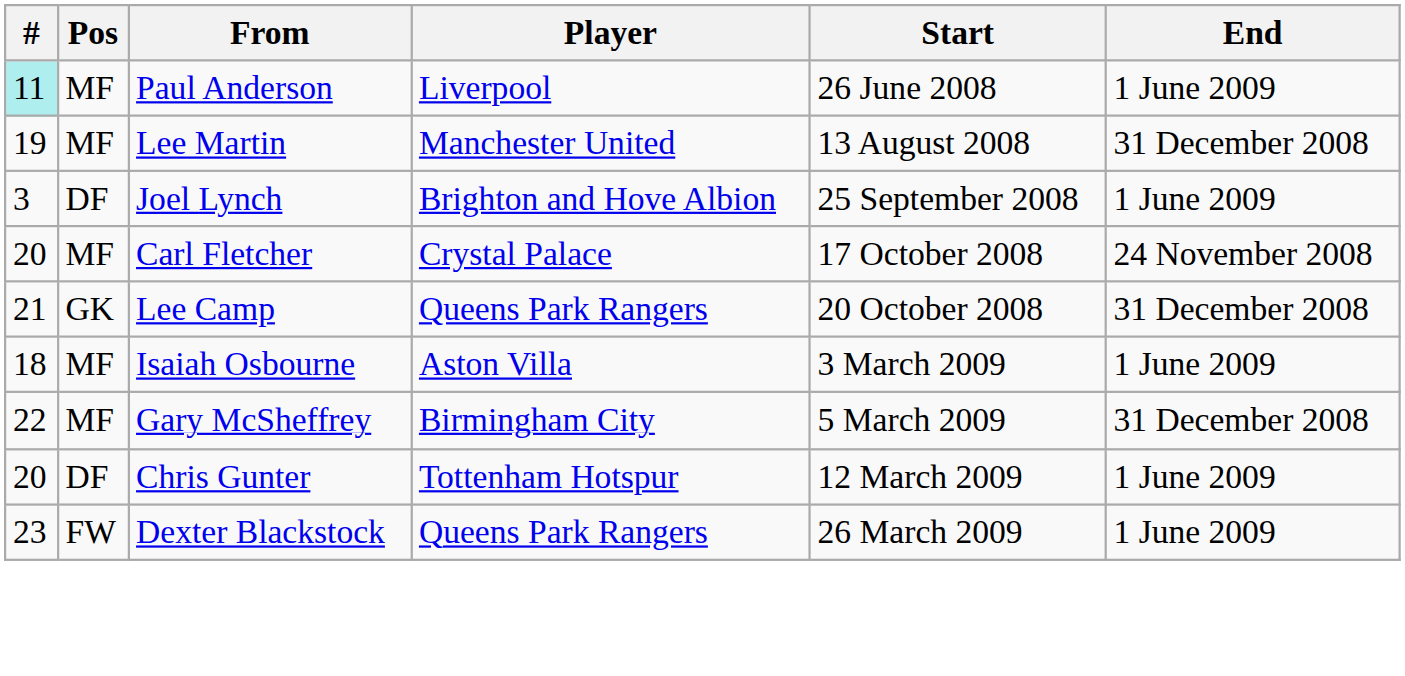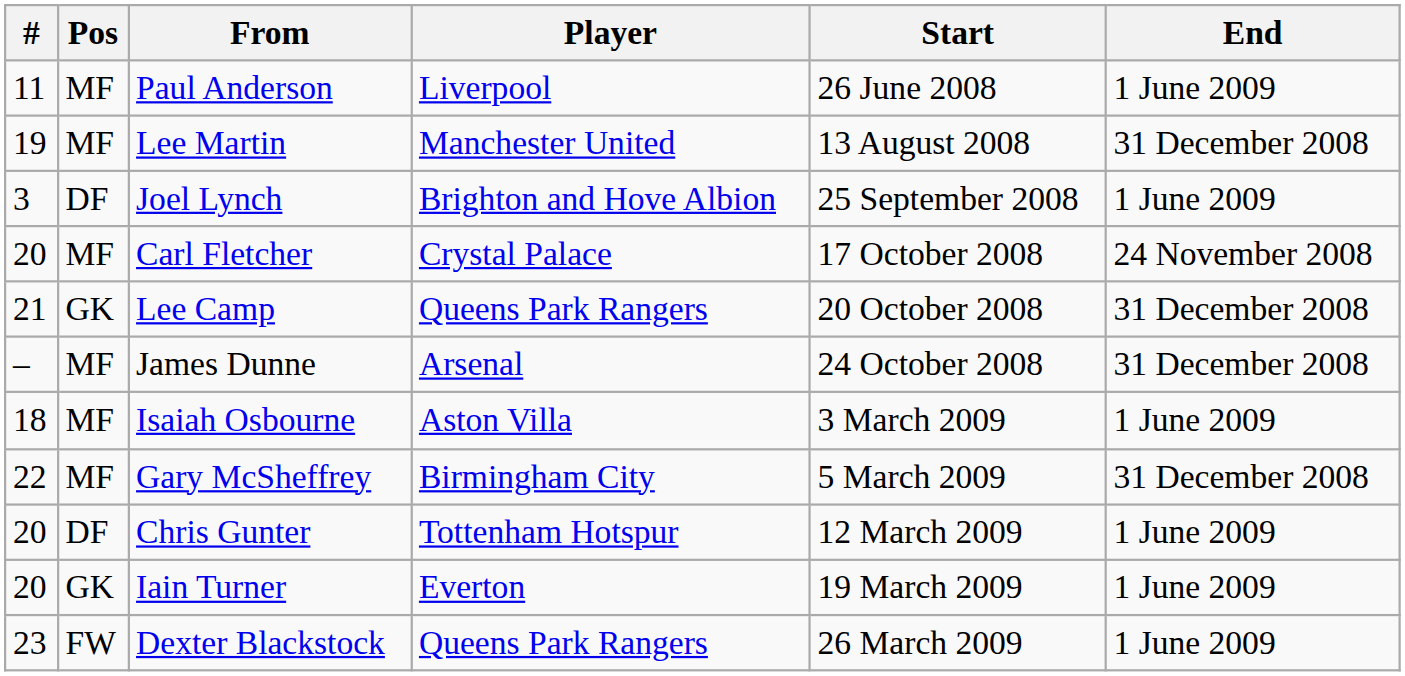(29, 87) paleturquoise background -> (29, 87) no background
+ row: (226, 364)
+ row: (211, 586)
